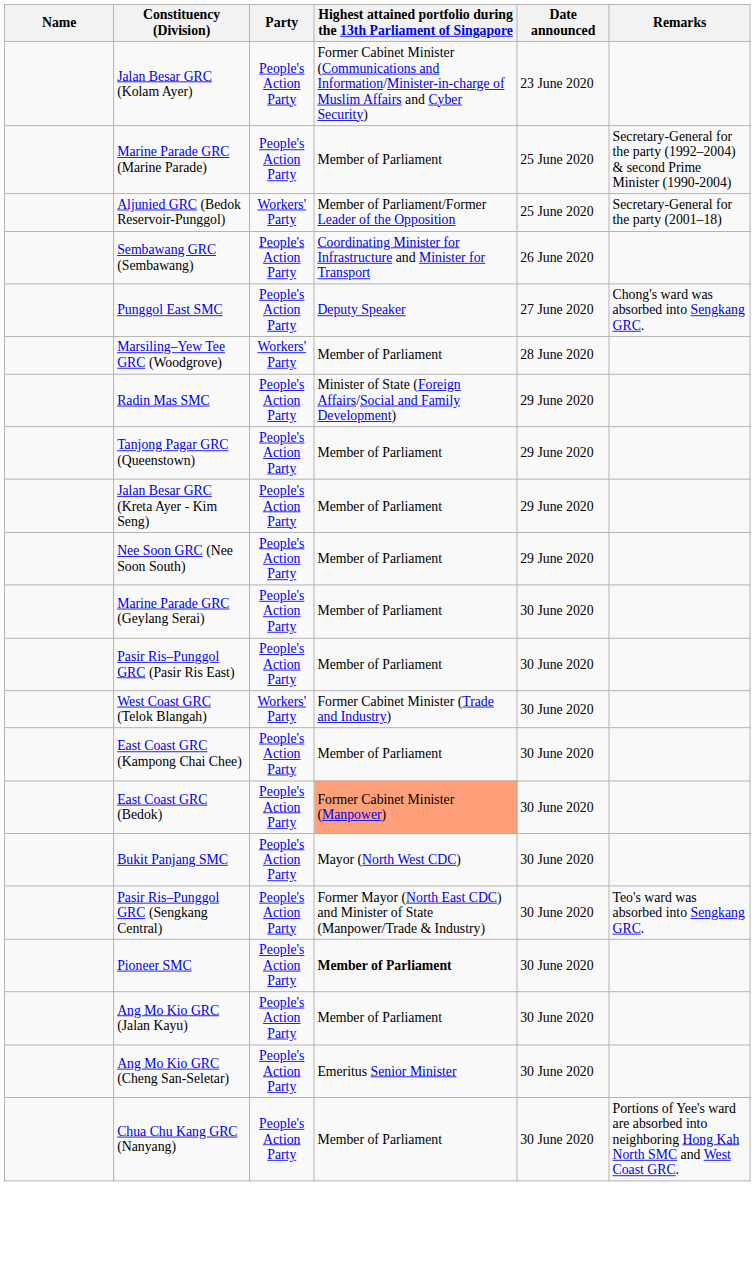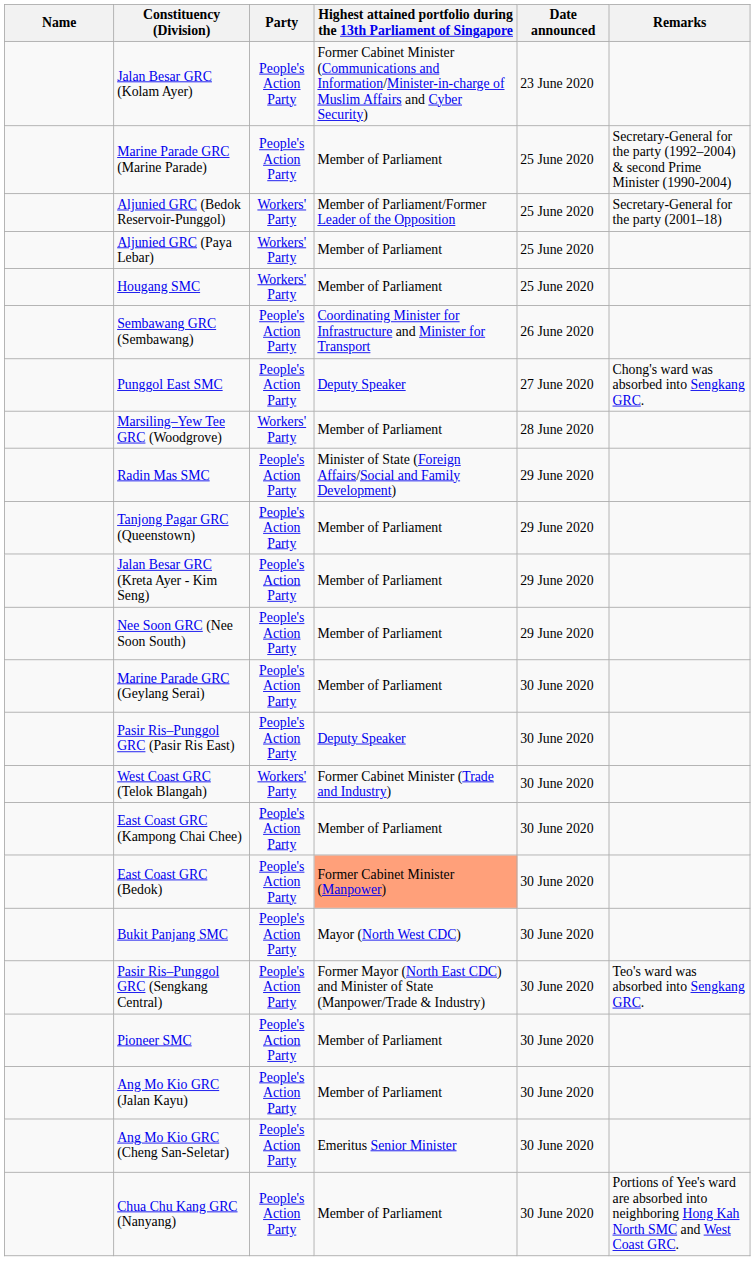+ row: (174, 249)
+ row: (159, 287)
(380, 664) Member of Parliament -> (362, 738) Deputy Speaker
(385, 965) bold -> (380, 1040) normal
